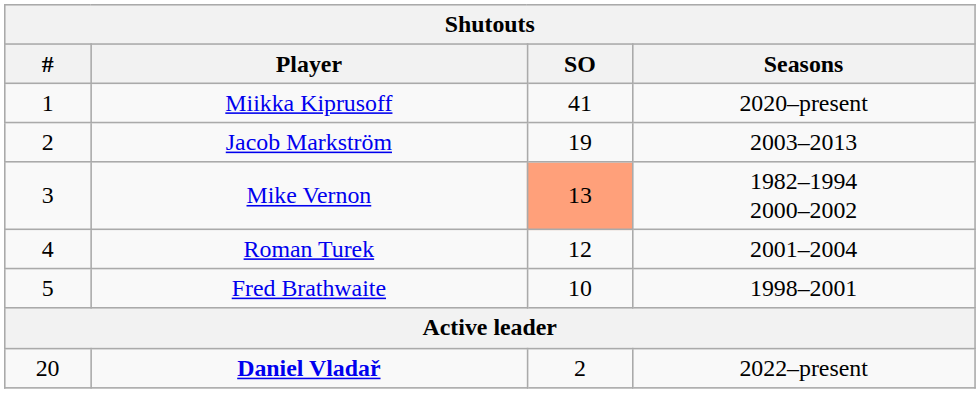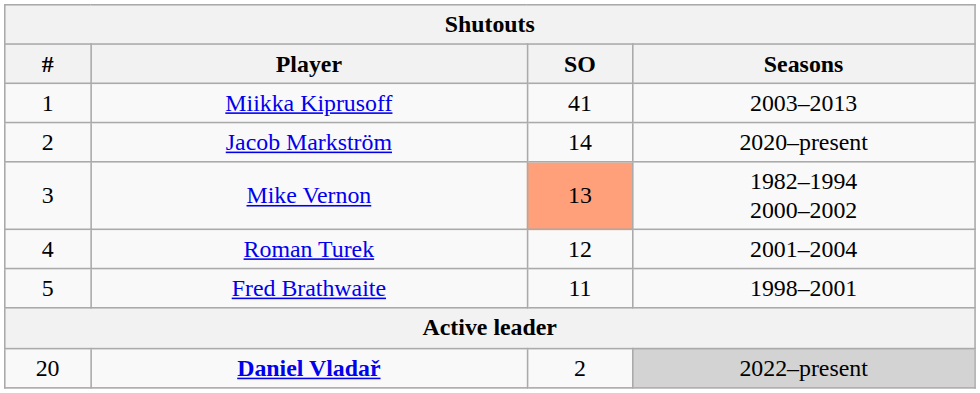(804, 103) 2020–present -> (804, 103) 2003–2013
(580, 142) 19 -> (580, 142) 14
(804, 142) 2003–2013 -> (804, 142) 2020–present
(580, 288) 10 -> (580, 288) 11
(804, 367) no background -> (804, 367) lightgrey background
